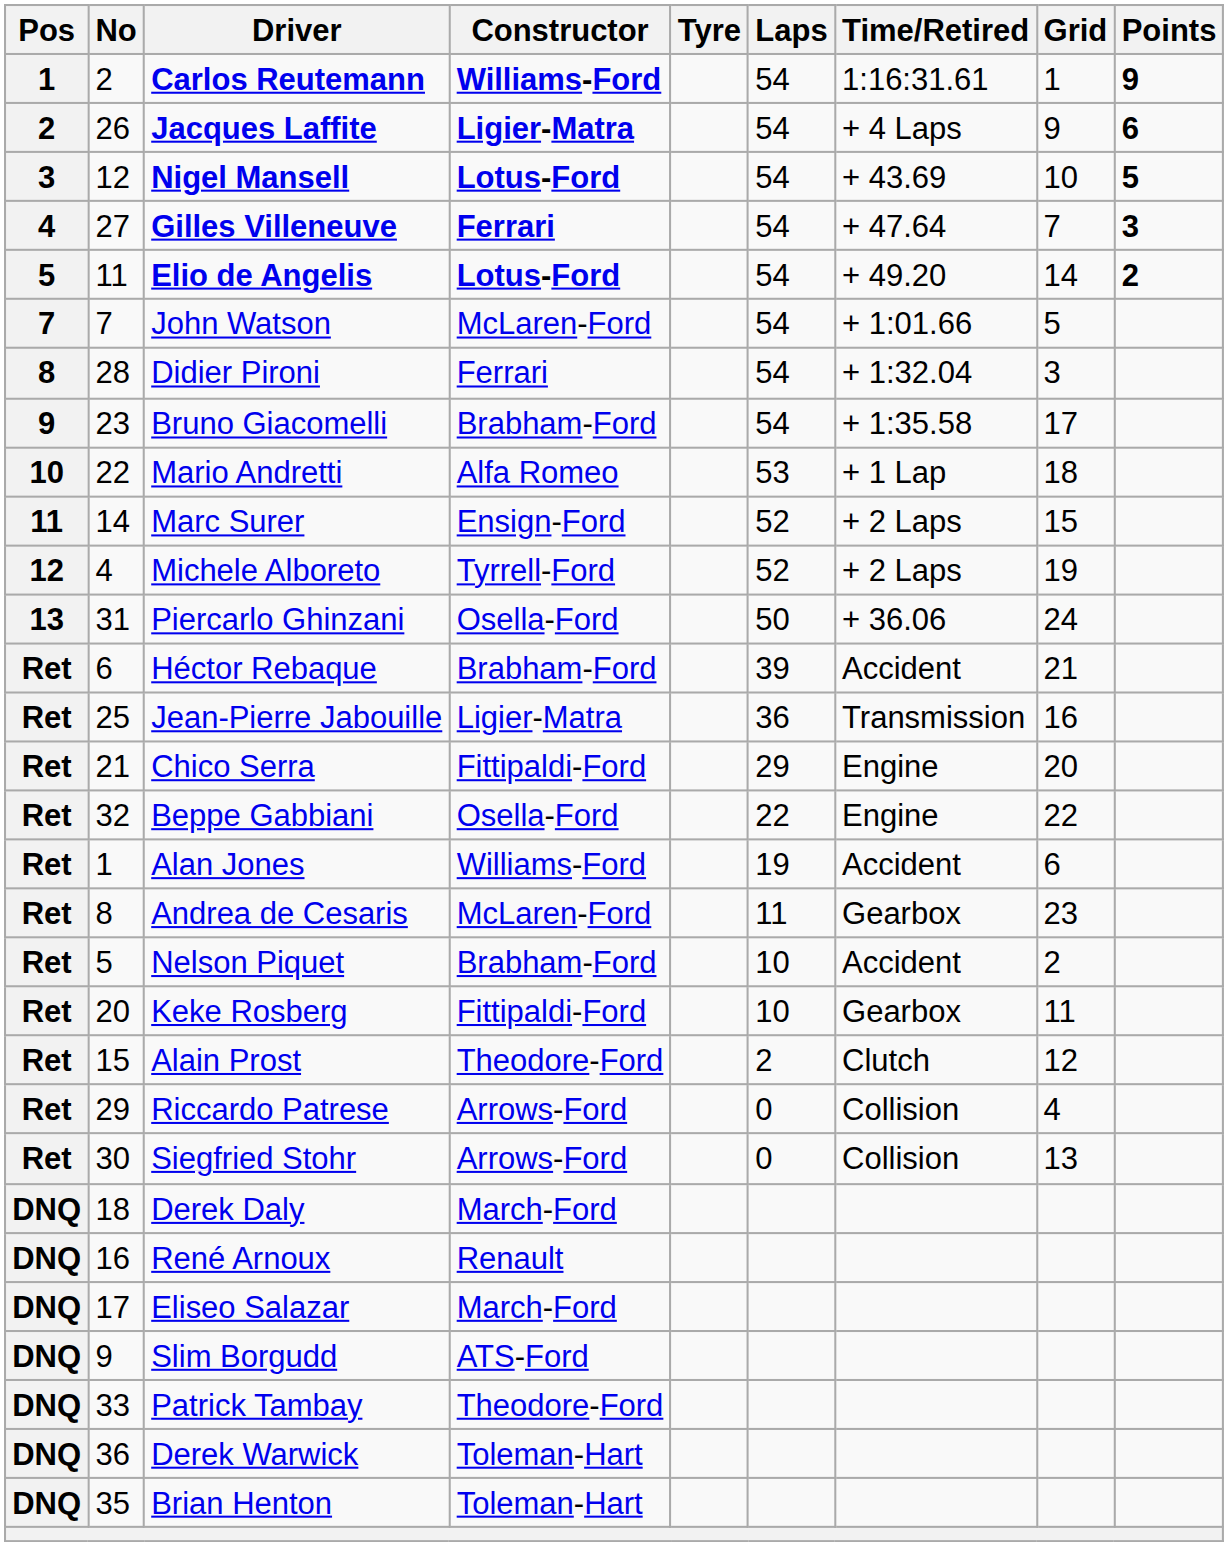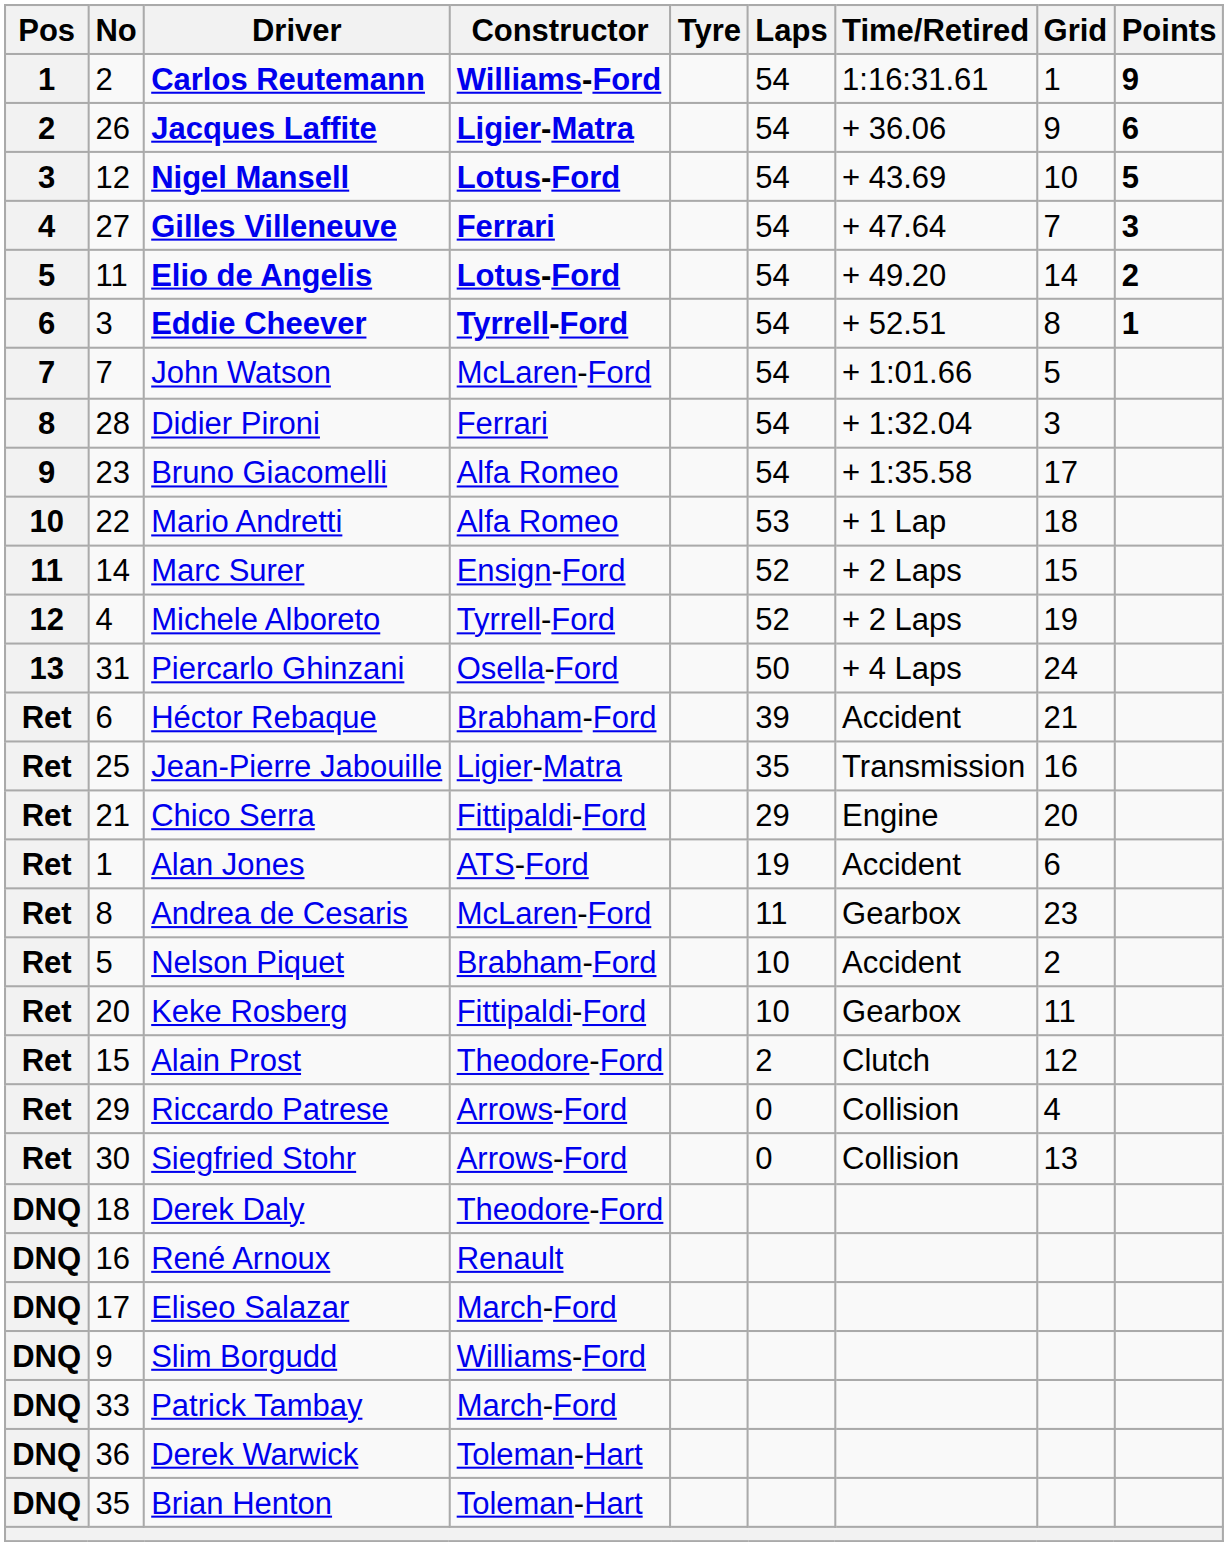(902, 128) + 4 Laps -> (894, 128) + 36.06
+ row: (259, 324)
(557, 422) Brabham-Ford -> (538, 472) Alfa Romeo
(894, 619) + 36.06 -> (902, 668) + 4 Laps
(773, 717) 36 -> (773, 766) 35
- row: (262, 815)
(551, 864) Williams-Ford -> (523, 864) ATS-Ford
(537, 1208) March-Ford -> (560, 1208) Theodore-Ford
(523, 1355) ATS-Ford -> (551, 1355) Williams-Ford
(560, 1404) Theodore-Ford -> (537, 1404) March-Ford
